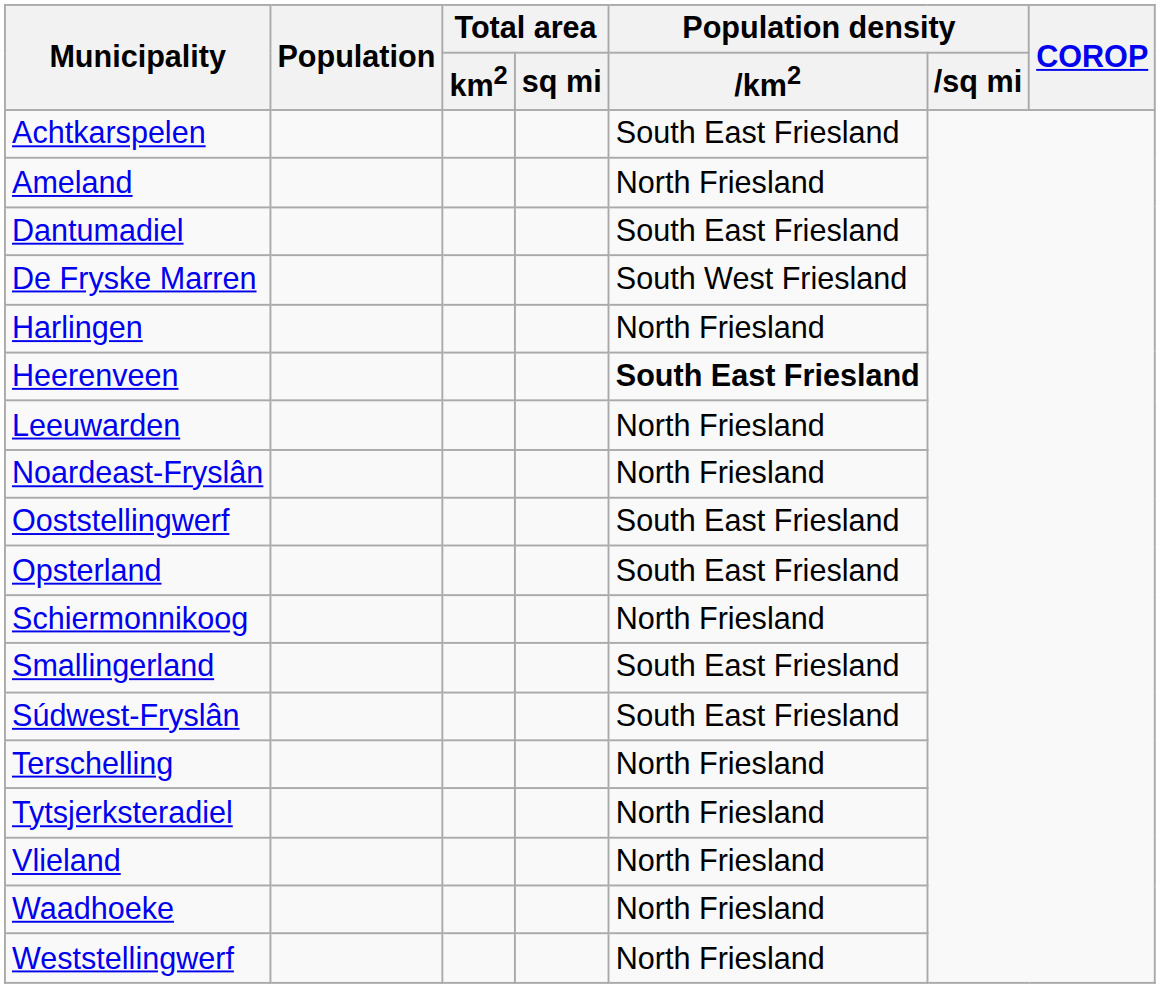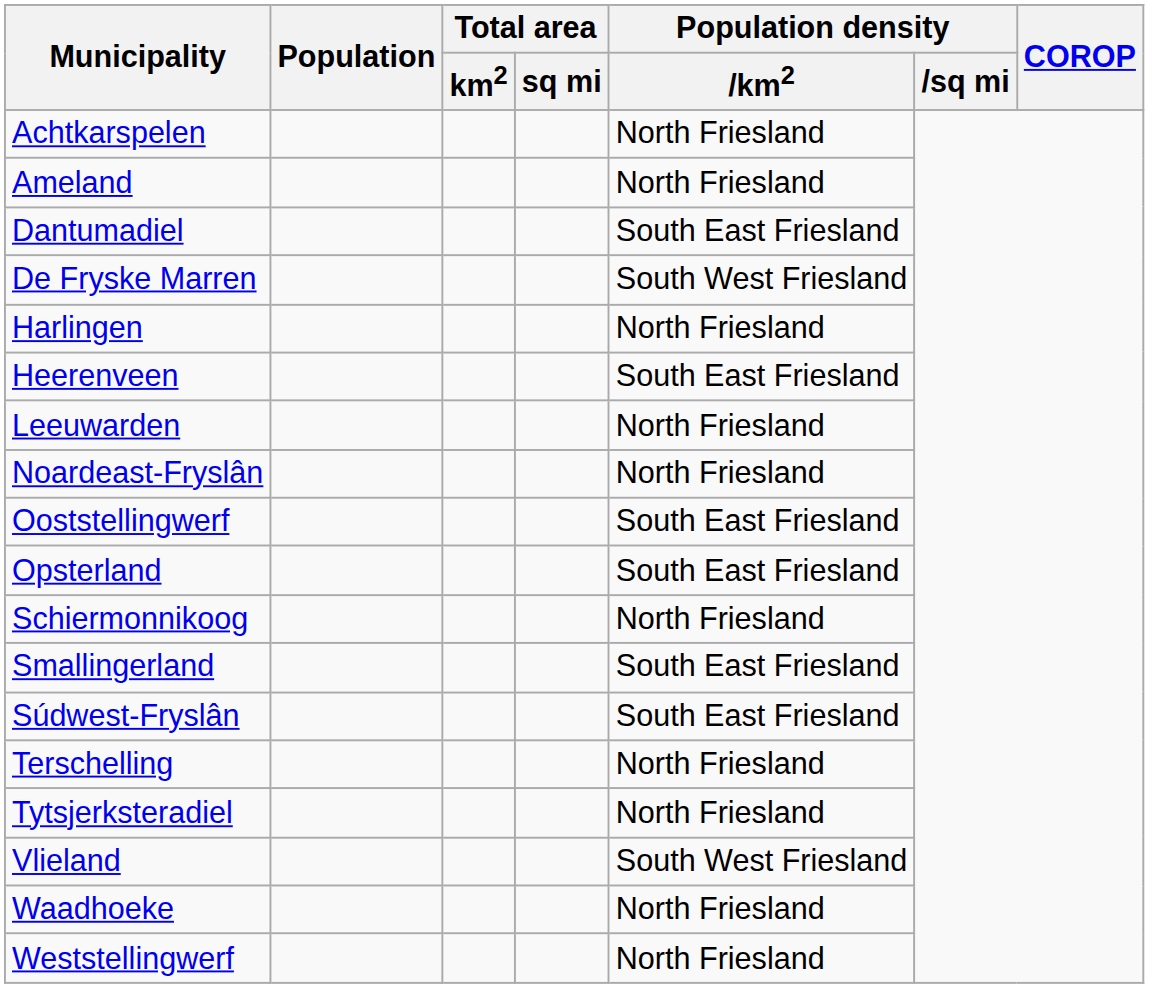(758, 133) South East Friesland -> (720, 133) North Friesland
(768, 376) bold -> (758, 376) normal
(720, 860) North Friesland -> (762, 860) South West Friesland
